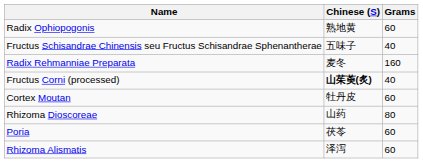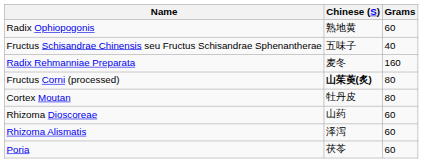(390, 80) 40 -> (390, 80) 80
(390, 97) 60 -> (390, 97) 80
(390, 115) 80 -> (390, 115) 60
rows swapped: (18, 132) <-> (46, 149)
